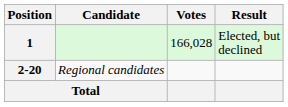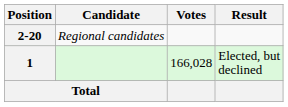rows swapped: (30, 42) <-> (30, 70)
